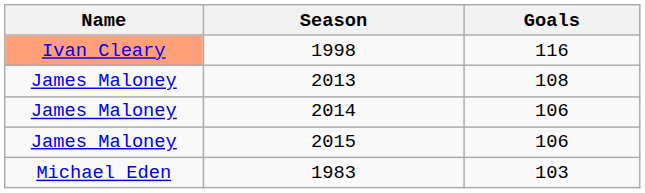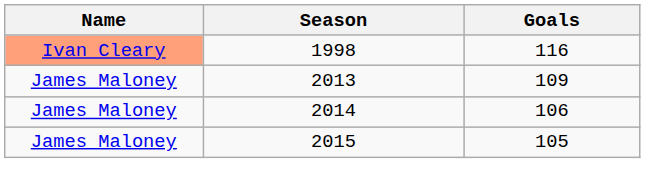(552, 81) 108 -> (552, 81) 109
(552, 142) 106 -> (552, 142) 105
- row: (333, 173)
